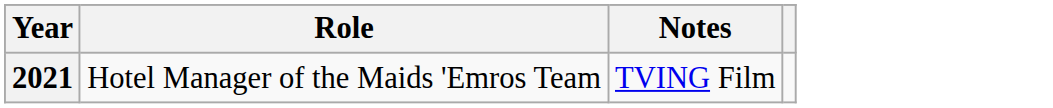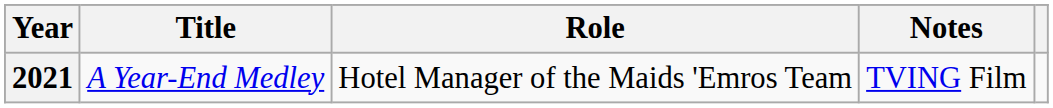+ column: (206, 28)
